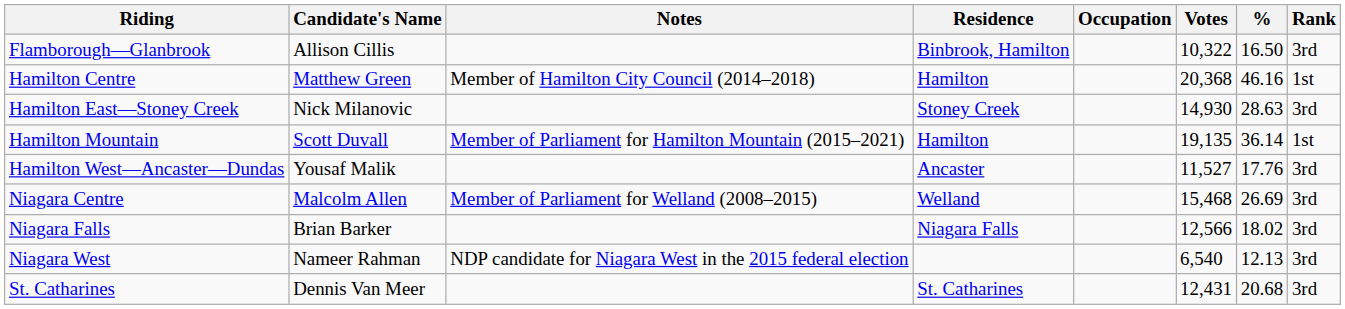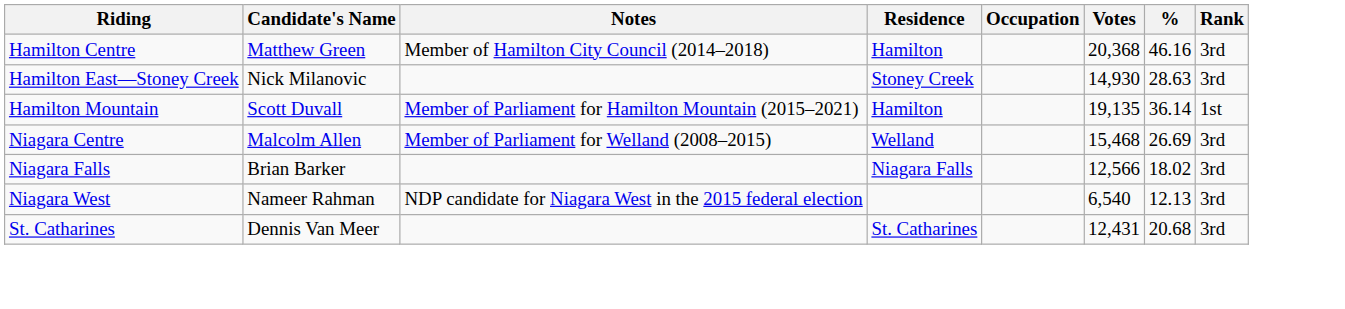- row: (110, 49)
(1303, 79) 1st -> (1212, 49) 3rd
- row: (147, 169)
